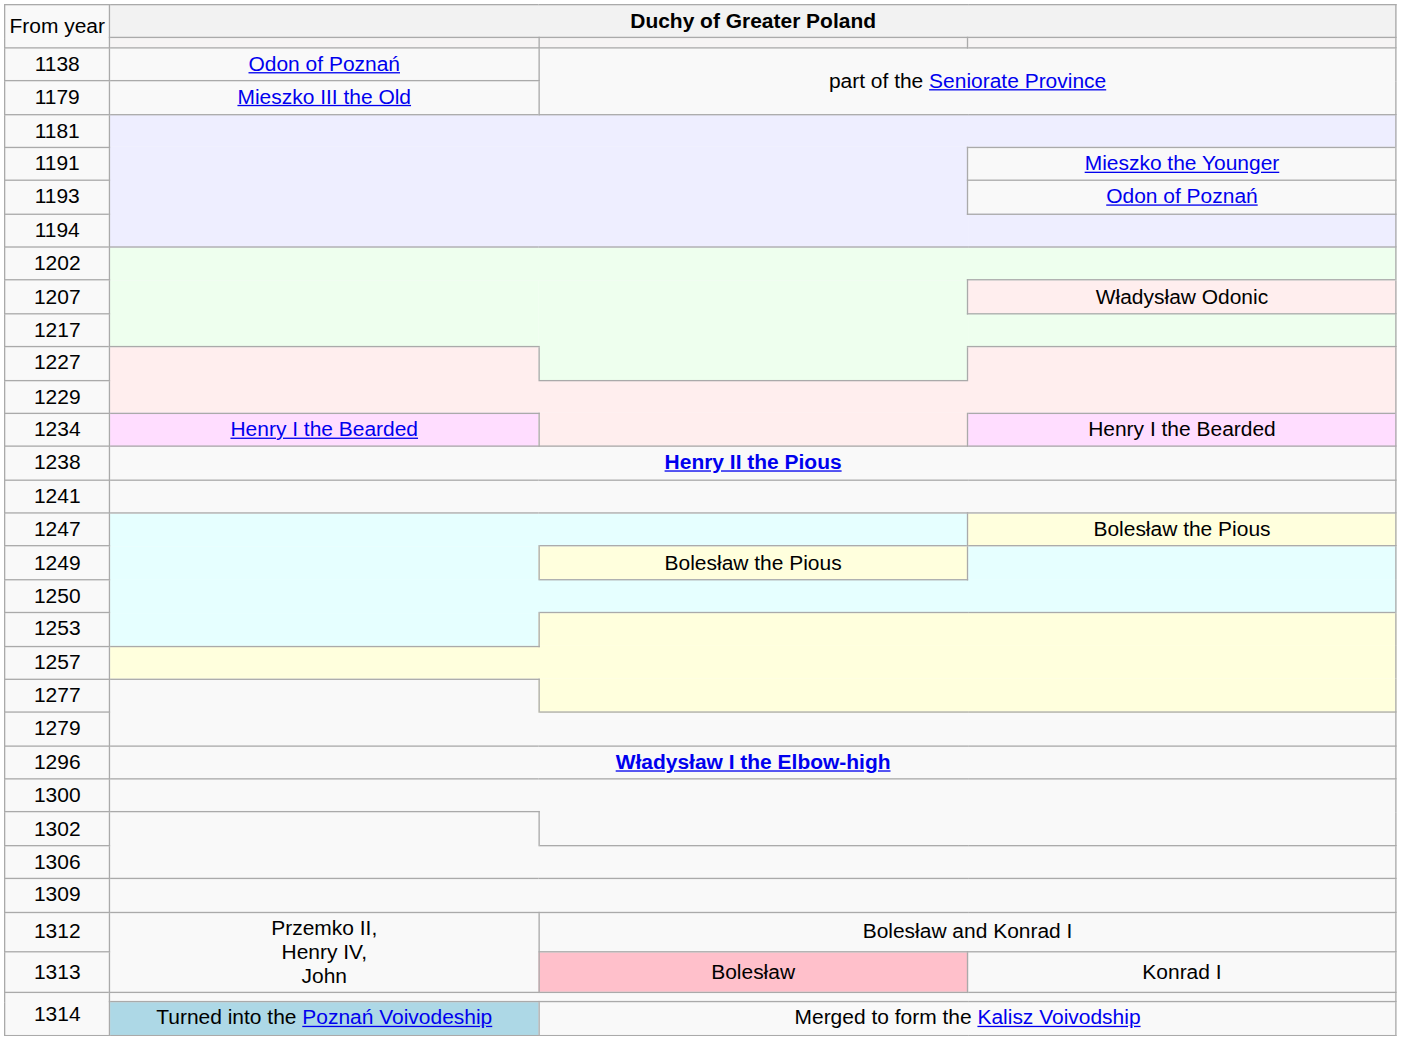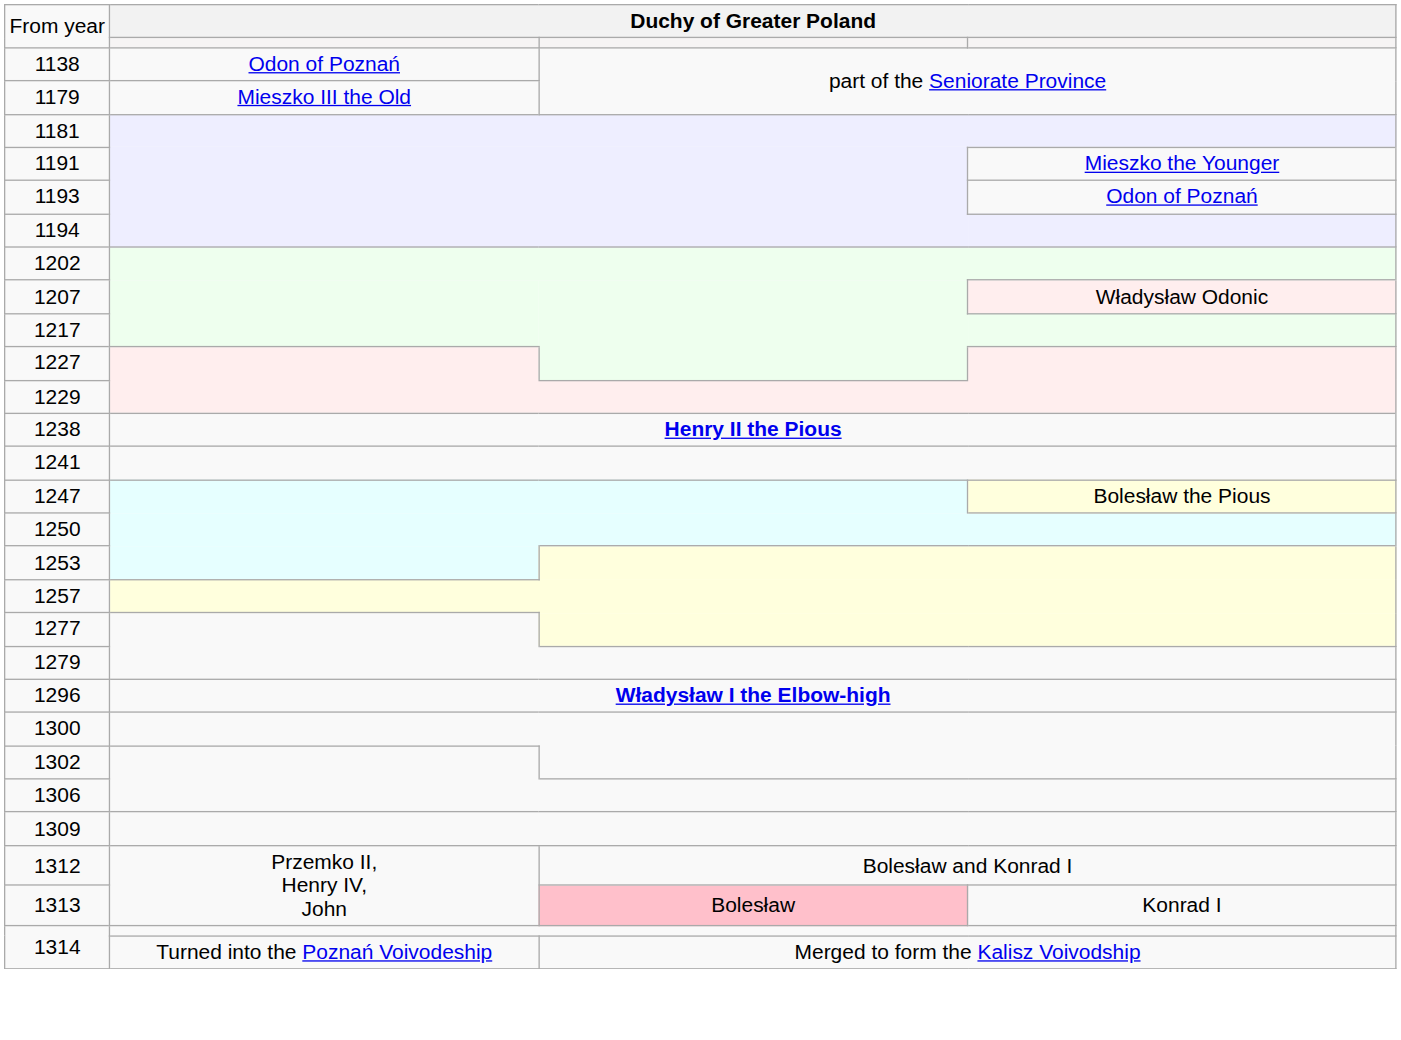- row: (57, 429)
- row: (57, 562)
(324, 1018) lightblue background -> (324, 951) no background
